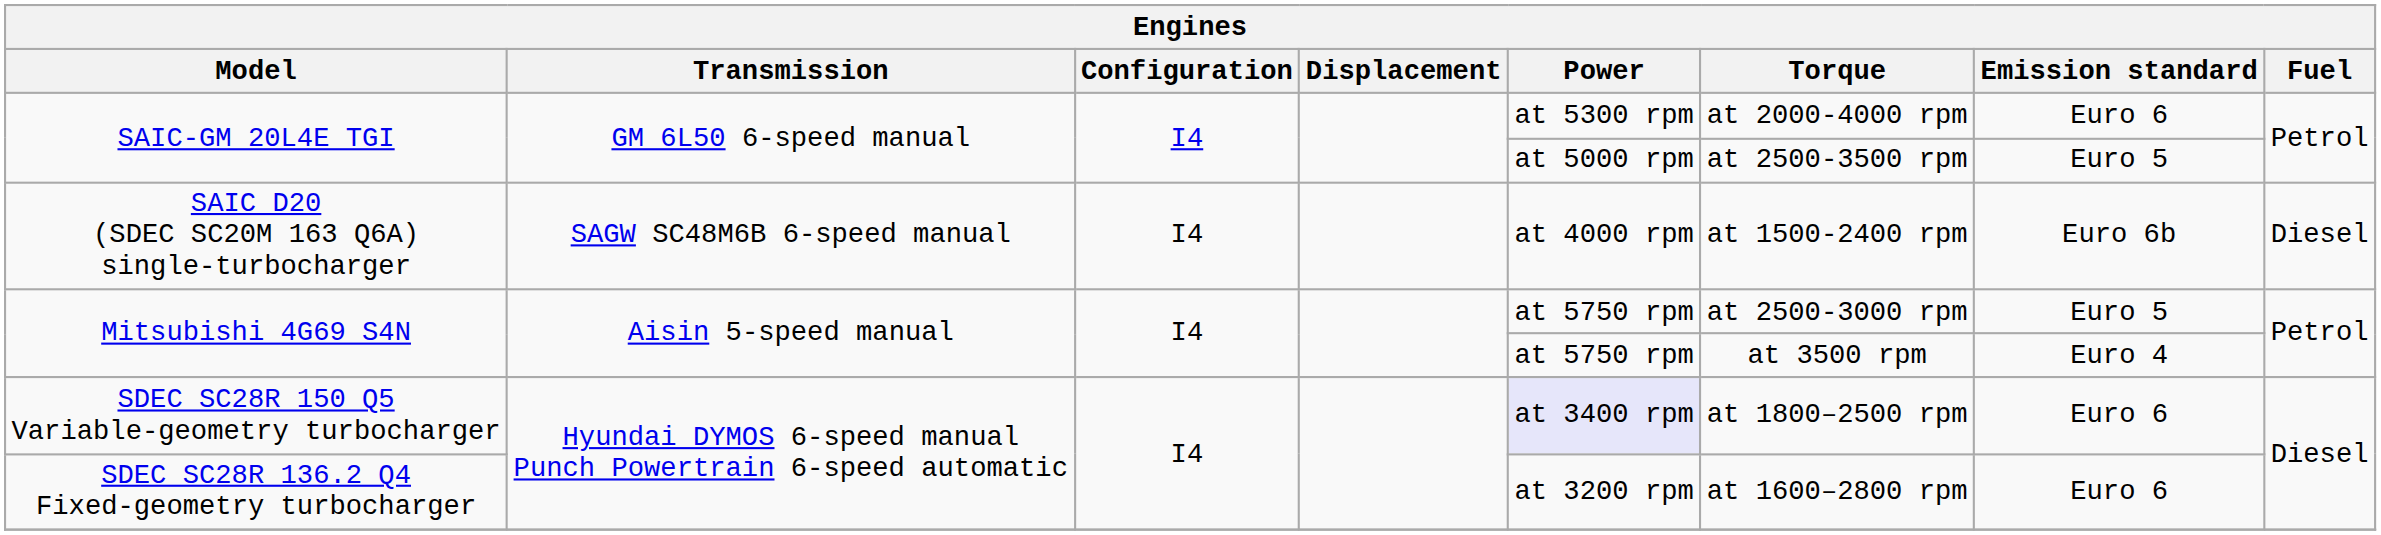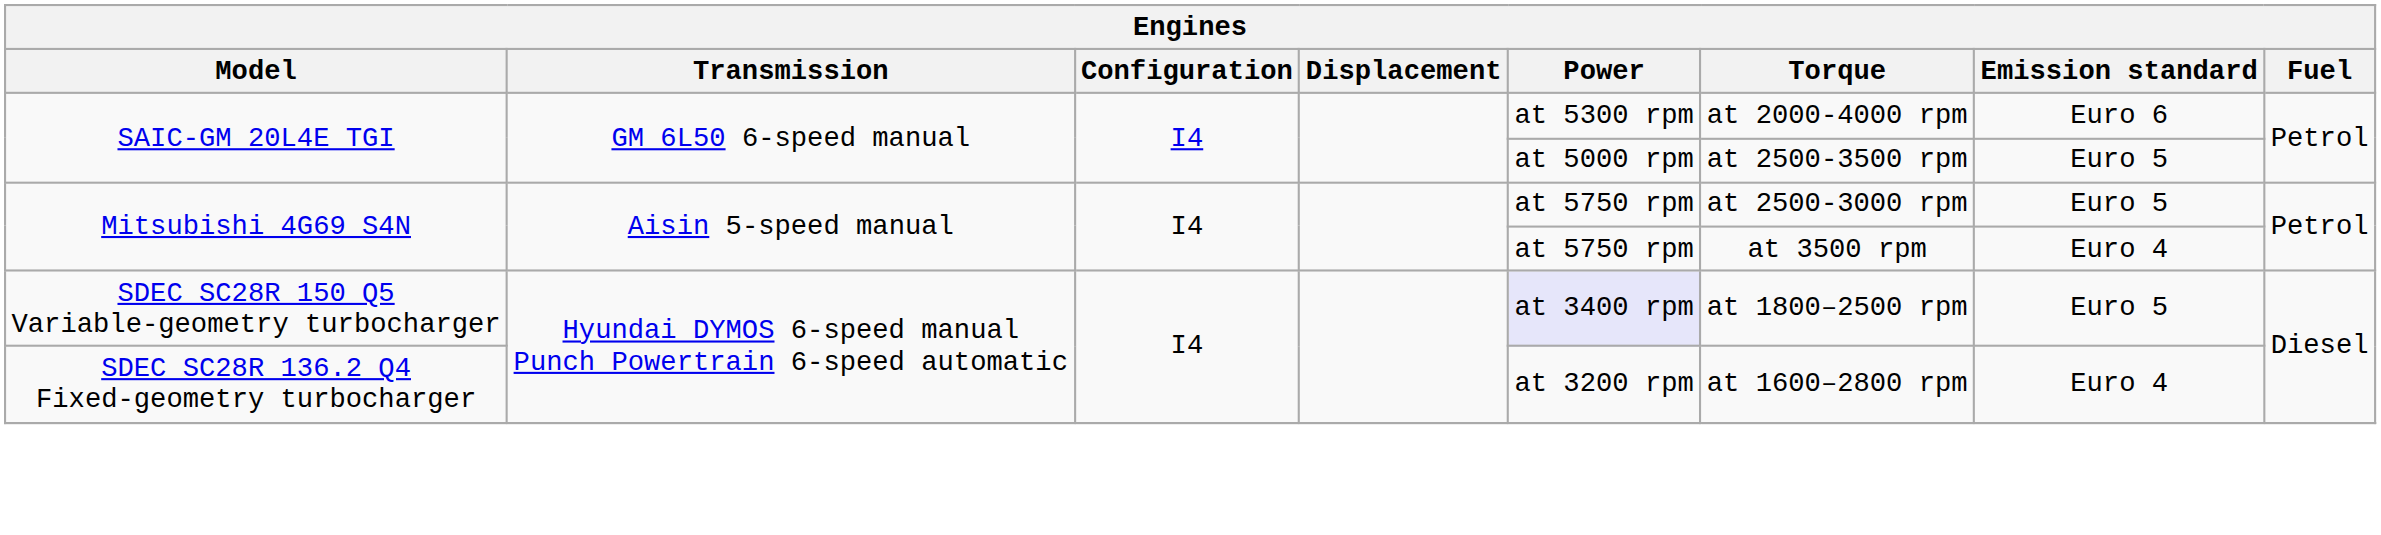- row: (256, 236)
(2119, 416) Euro 6 -> (2119, 309) Euro 5
(2119, 491) Euro 6 -> (2119, 384) Euro 4
